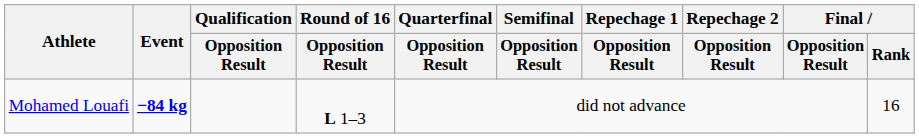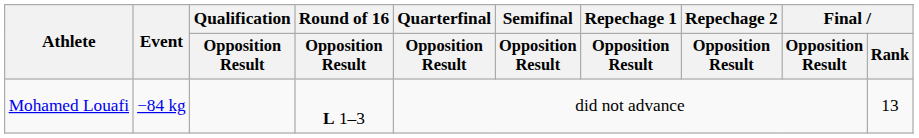(162, 106) bold -> (161, 106) normal
(891, 106) 16 -> (890, 106) 13
